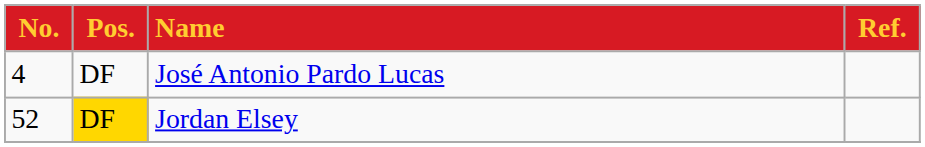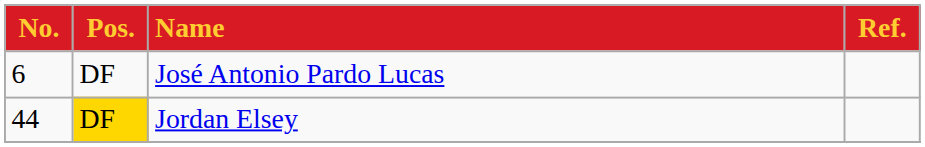(18, 73) 4 -> (18, 73) 6
(25, 119) 52 -> (25, 119) 44
